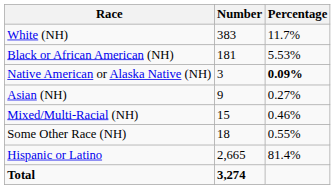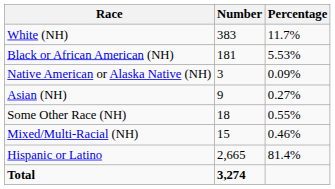(285, 74) bold -> (284, 74) normal
rows swapped: (67, 134) <-> (73, 114)
